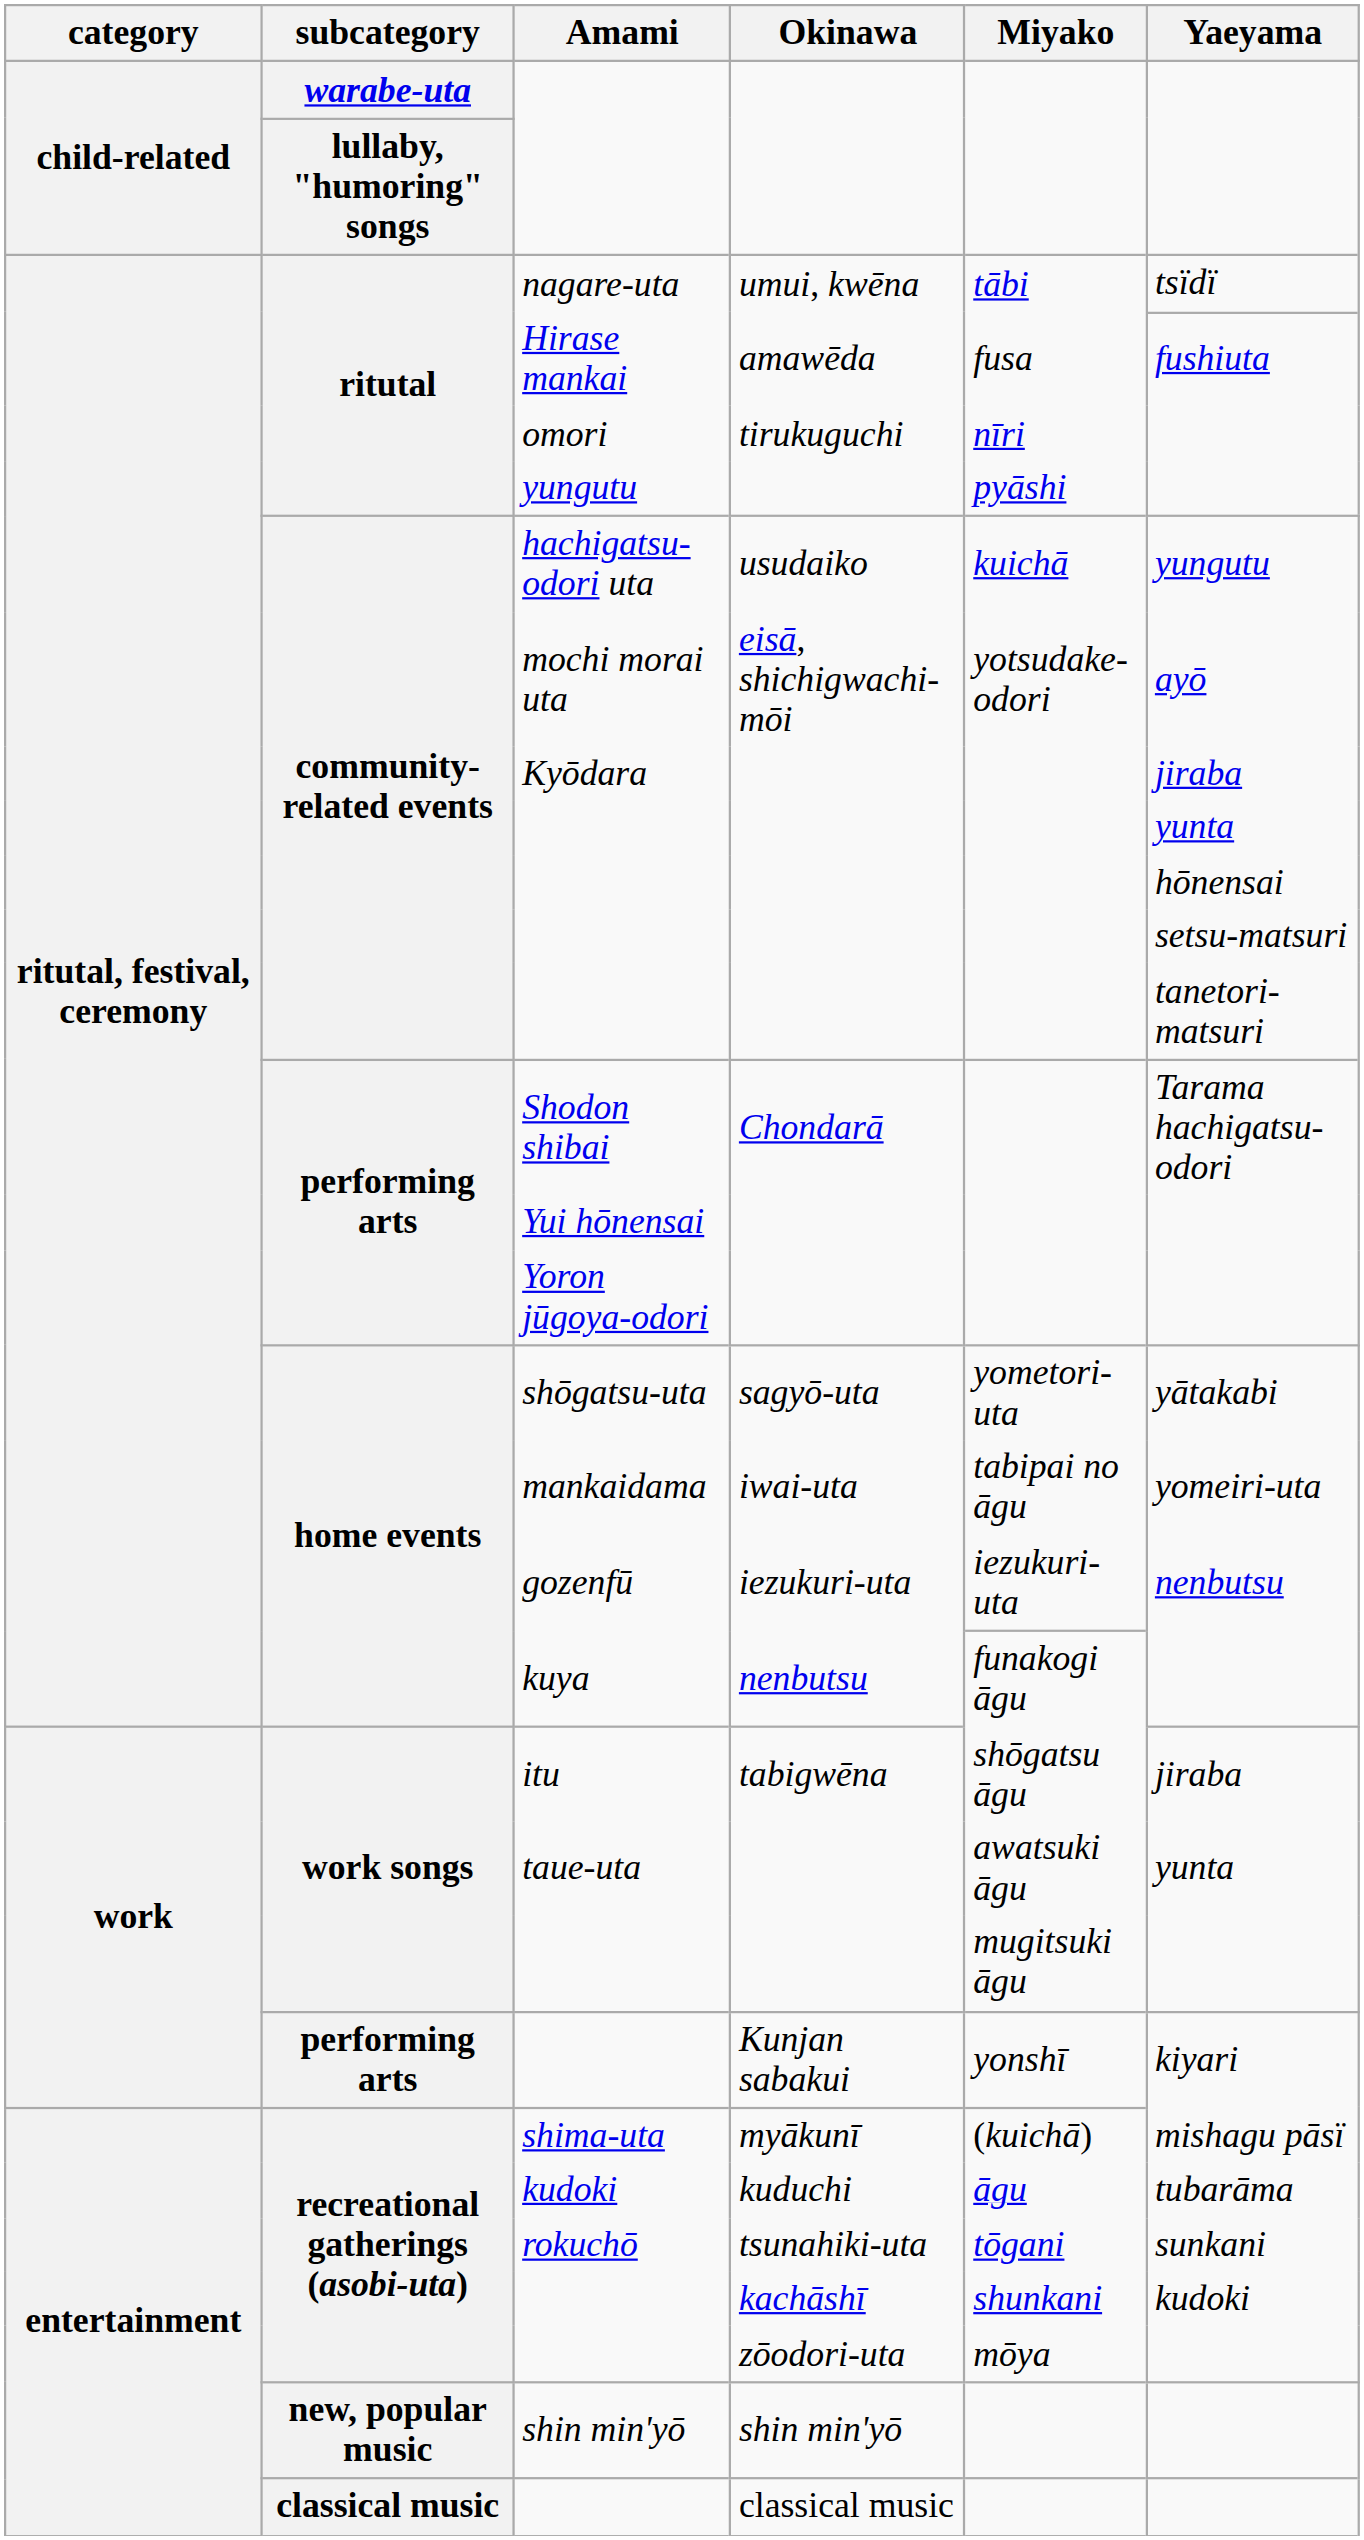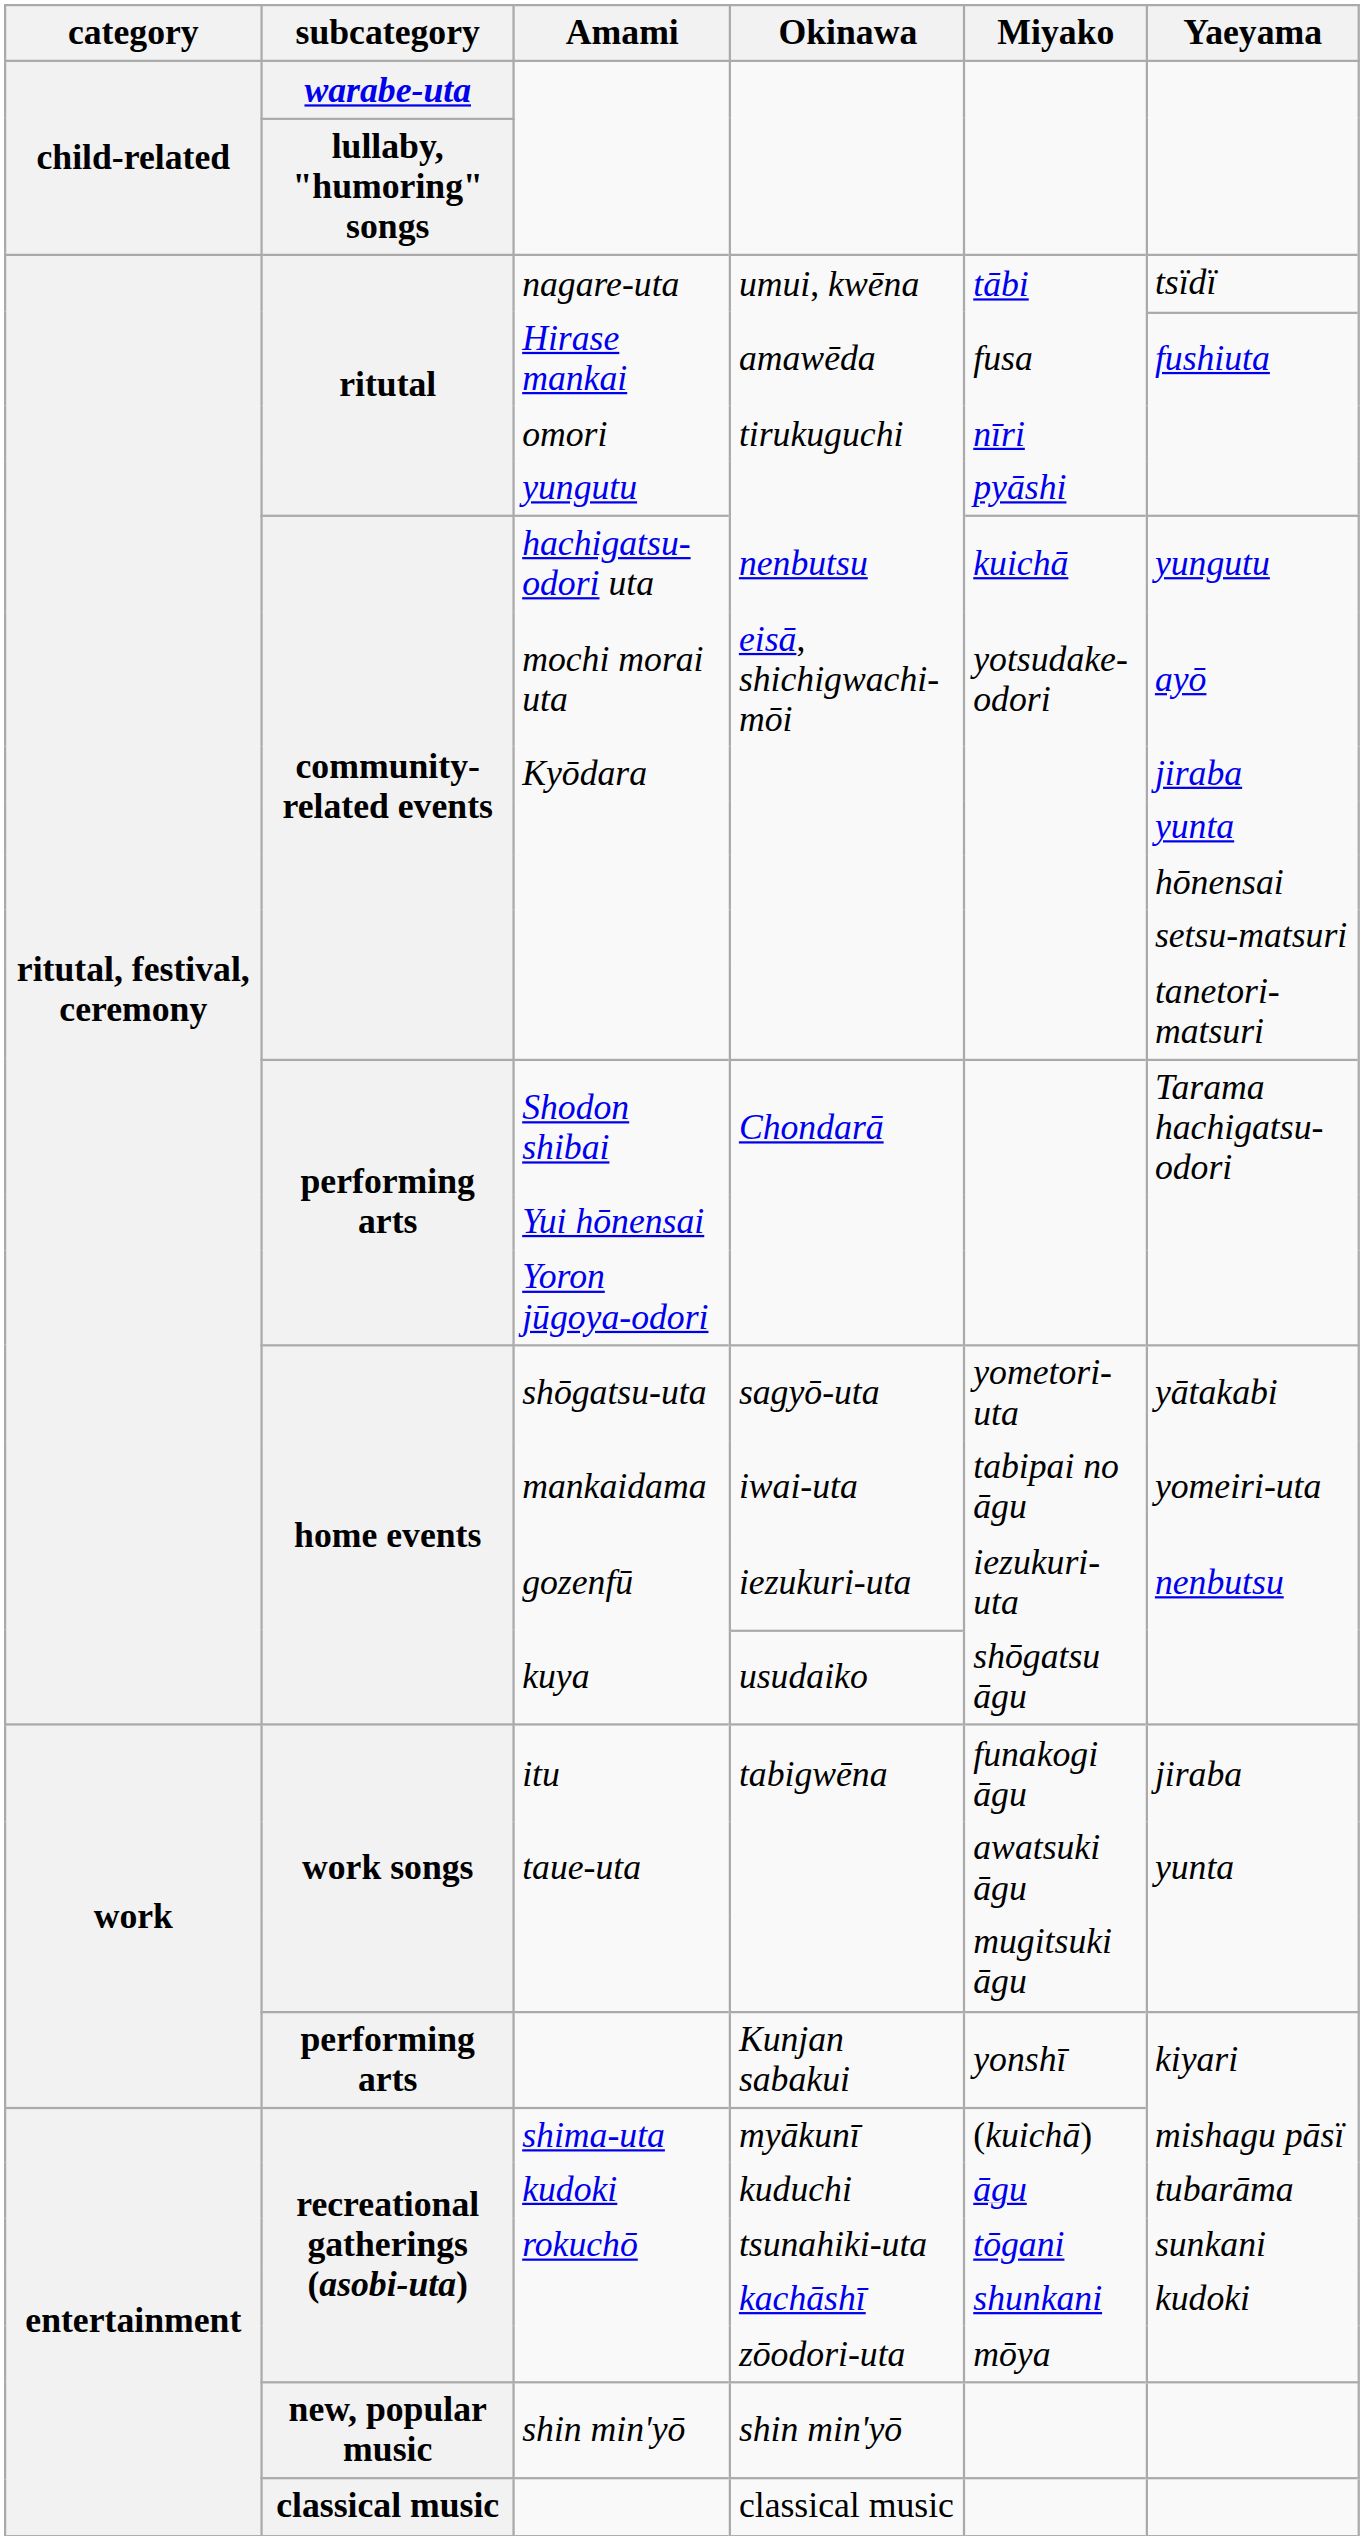(803, 563) usudaiko -> (803, 563) nenbutsu
(803, 1677) nenbutsu -> (803, 1676) usudaiko
(1036, 1678) funakogi āgu -> (1037, 1676) shōgatsu āgu
(1037, 1773) shōgatsu āgu -> (1036, 1773) funakogi āgu
